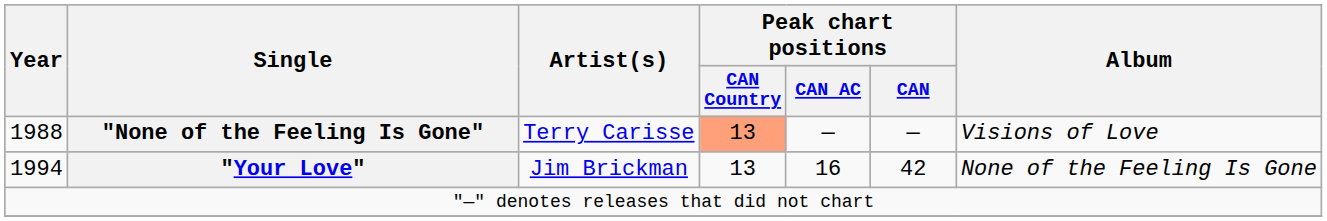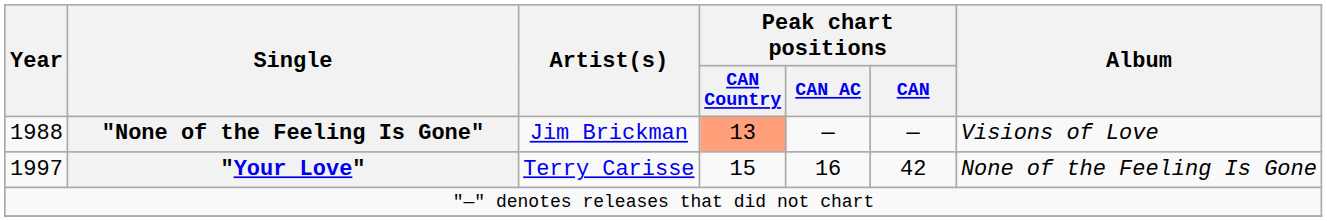(609, 133) Terry Carisse -> (609, 133) Jim Brickman
(36, 169) 1994 -> (36, 169) 1997
(609, 169) Jim Brickman -> (609, 169) Terry Carisse
(743, 169) 13 -> (743, 169) 15
